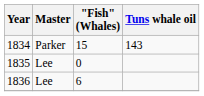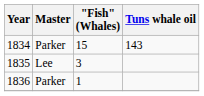(79, 63) 0 -> (79, 63) 3
(44, 81) Lee -> (50, 81) Parker
(79, 81) 6 -> (79, 81) 1
